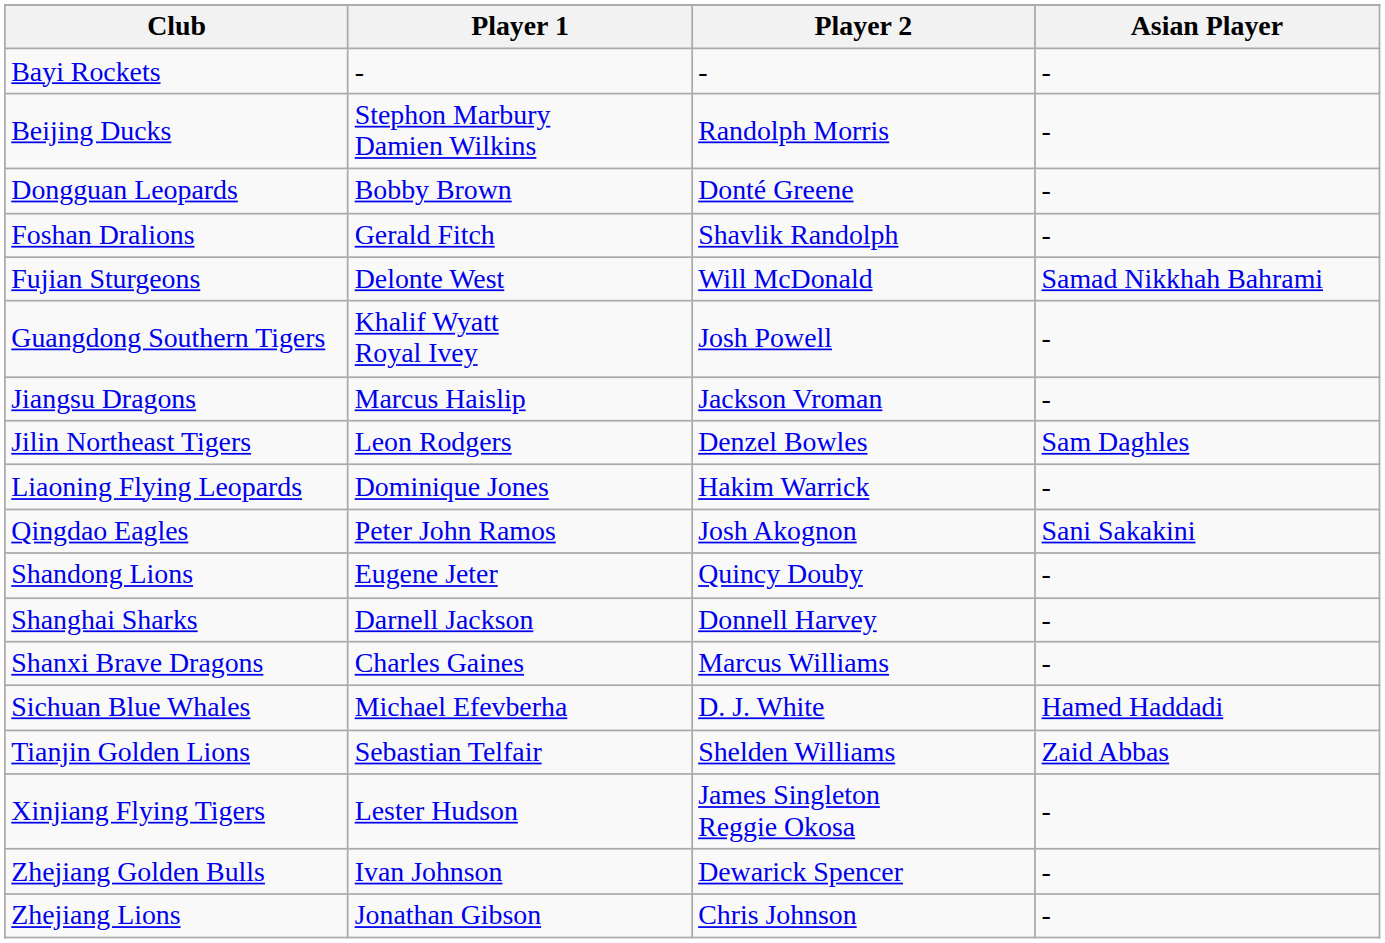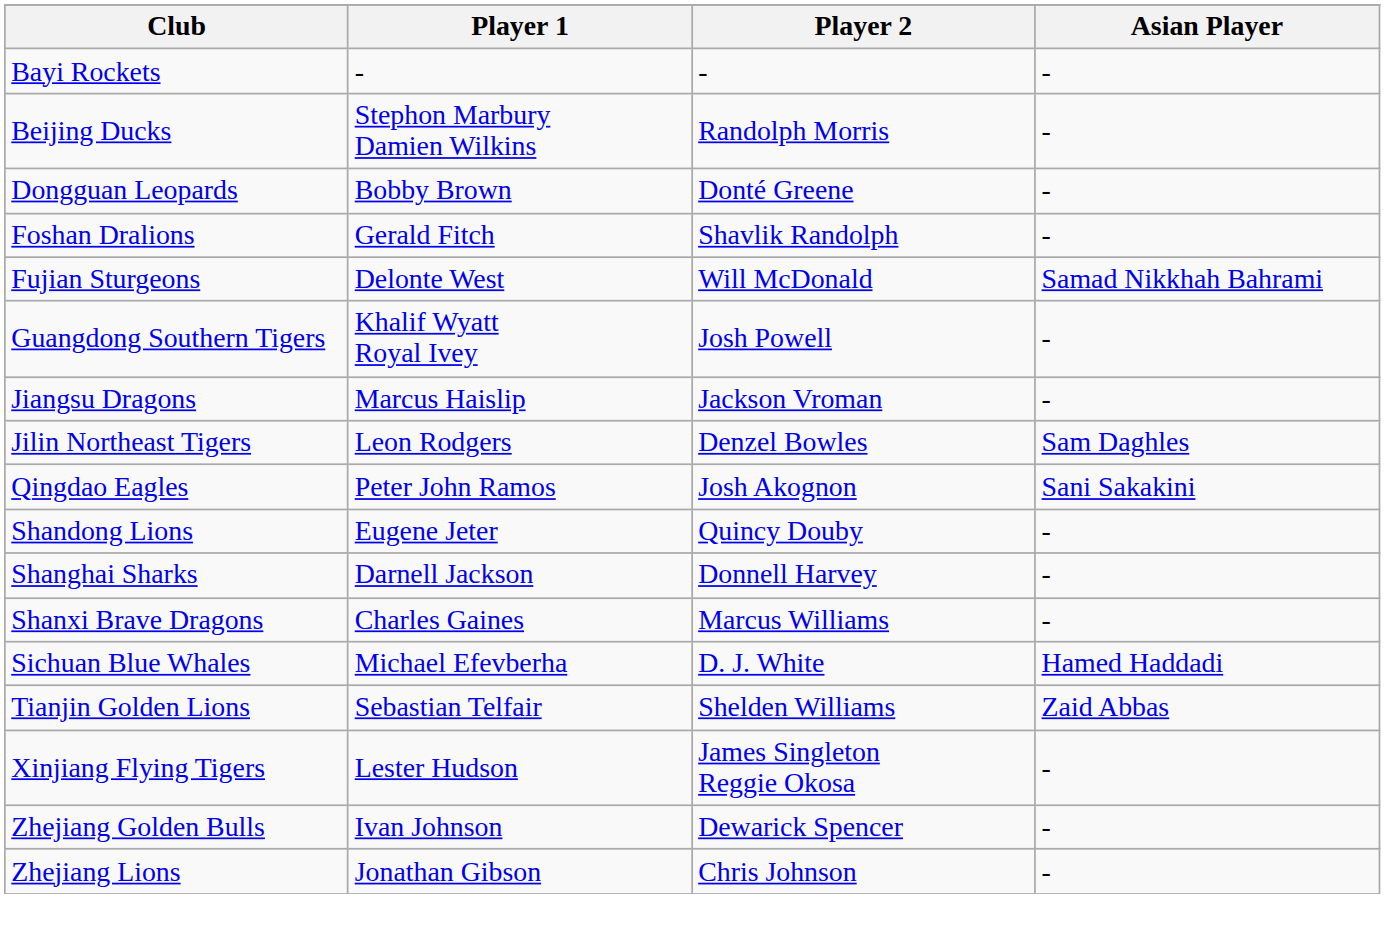- row: (157, 486)
